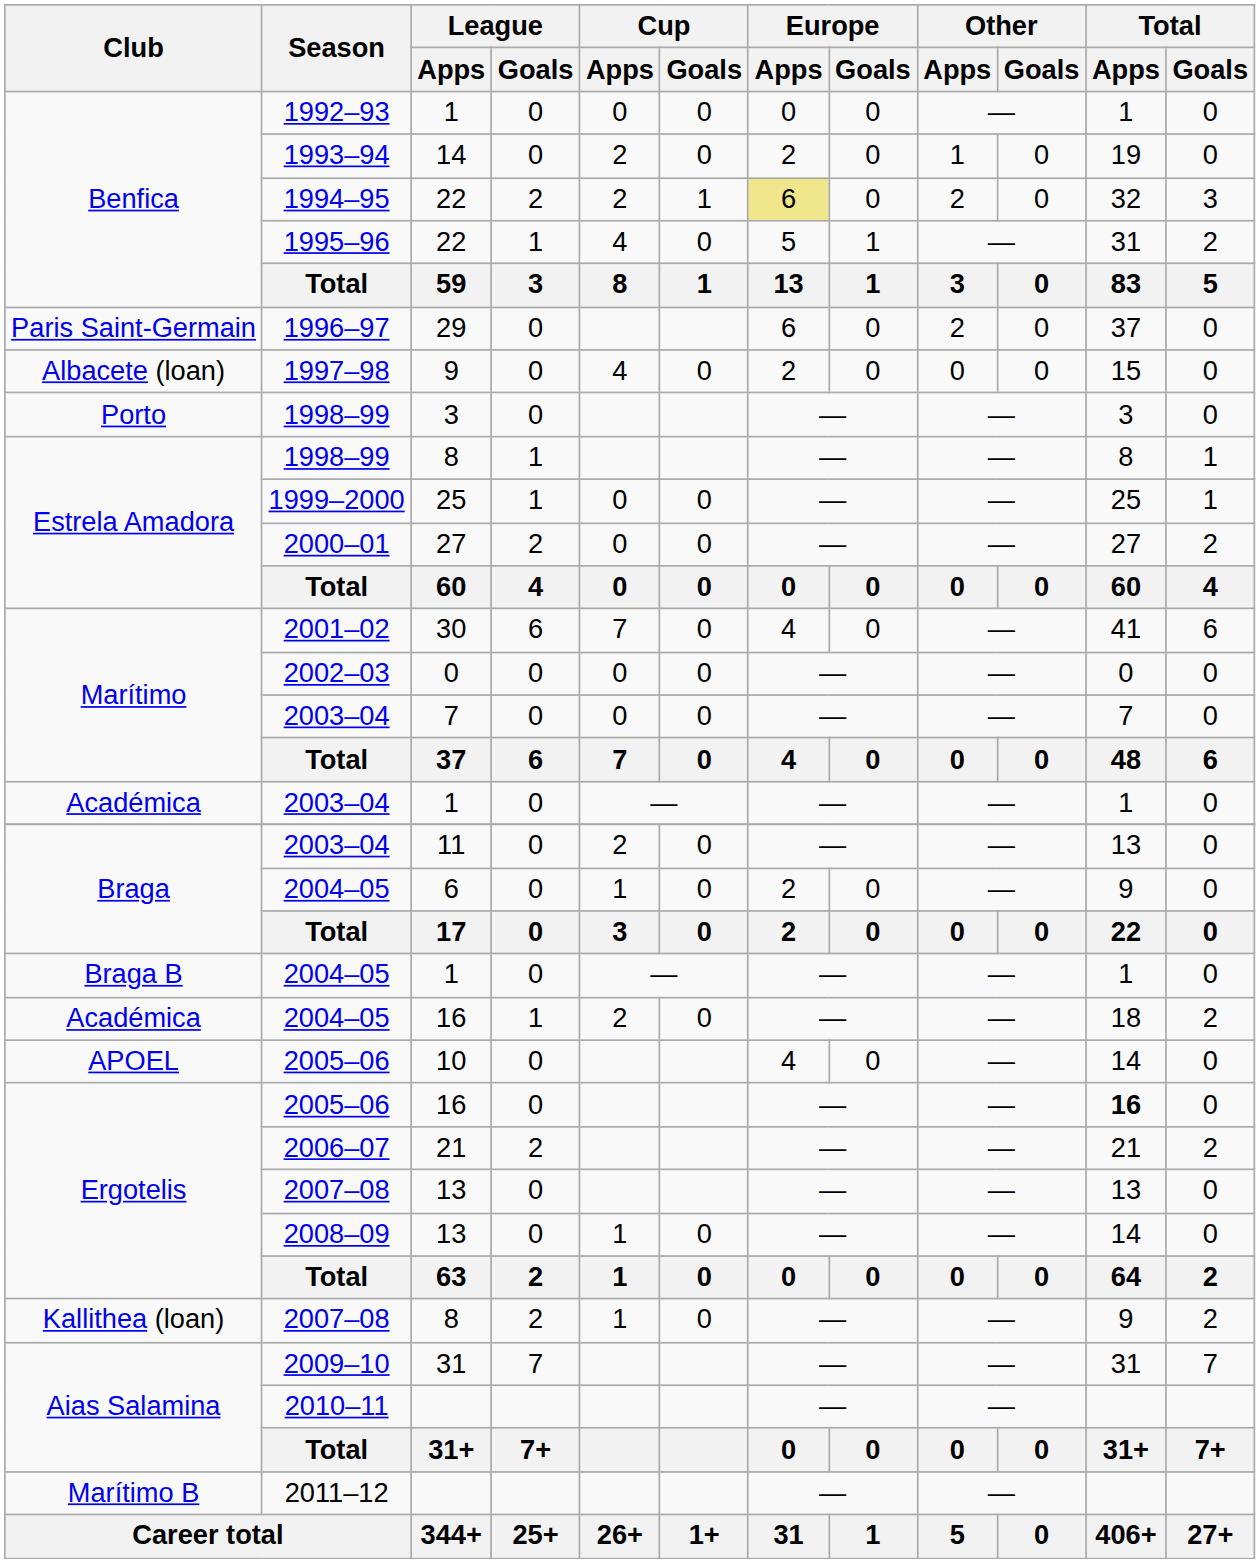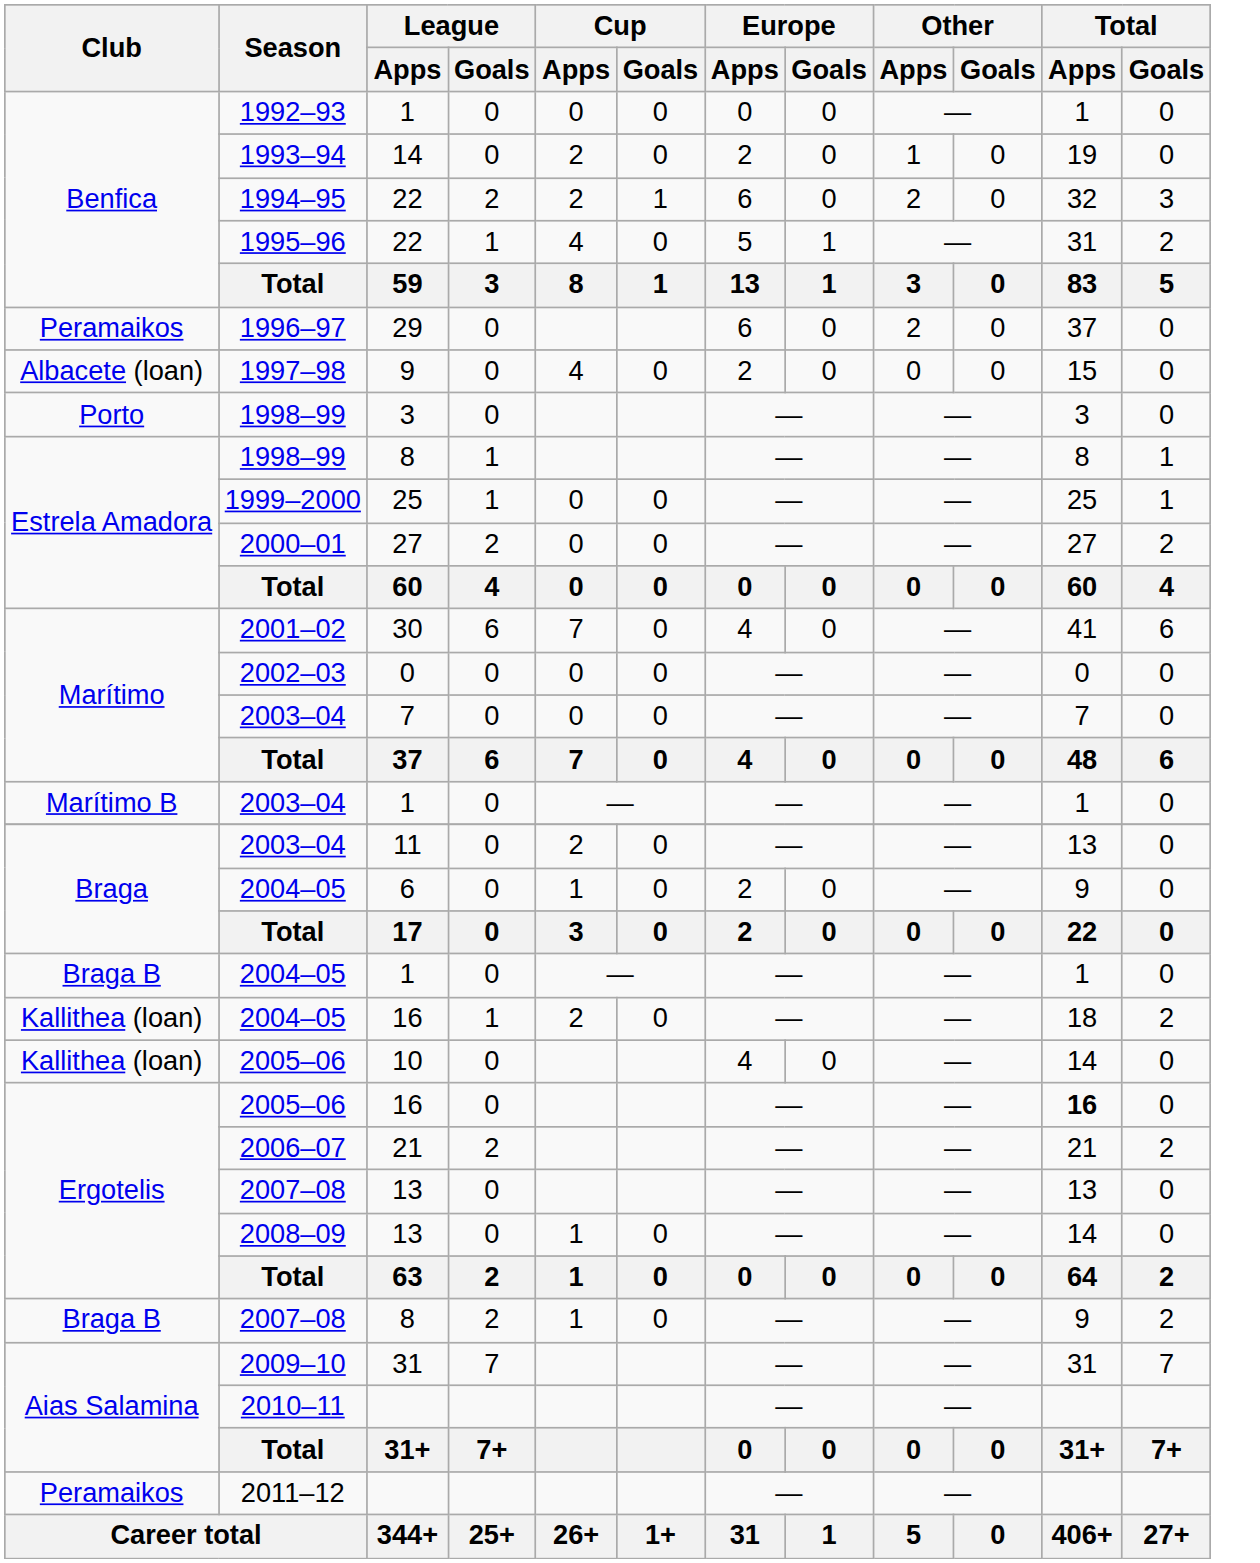(789, 198) khaki background -> (745, 198) no background
(134, 328) Paris Saint-Germain -> (112, 328) Peramaikos
(134, 802) Académica -> (112, 802) Marítimo B
(134, 1018) Académica -> (112, 1018) Kallithea (loan)
(134, 1061) APOEL -> (112, 1061) Kallithea (loan)
(134, 1320) Kallithea (loan) -> (112, 1320) Braga B
(134, 1492) Marítimo B -> (112, 1492) Peramaikos
